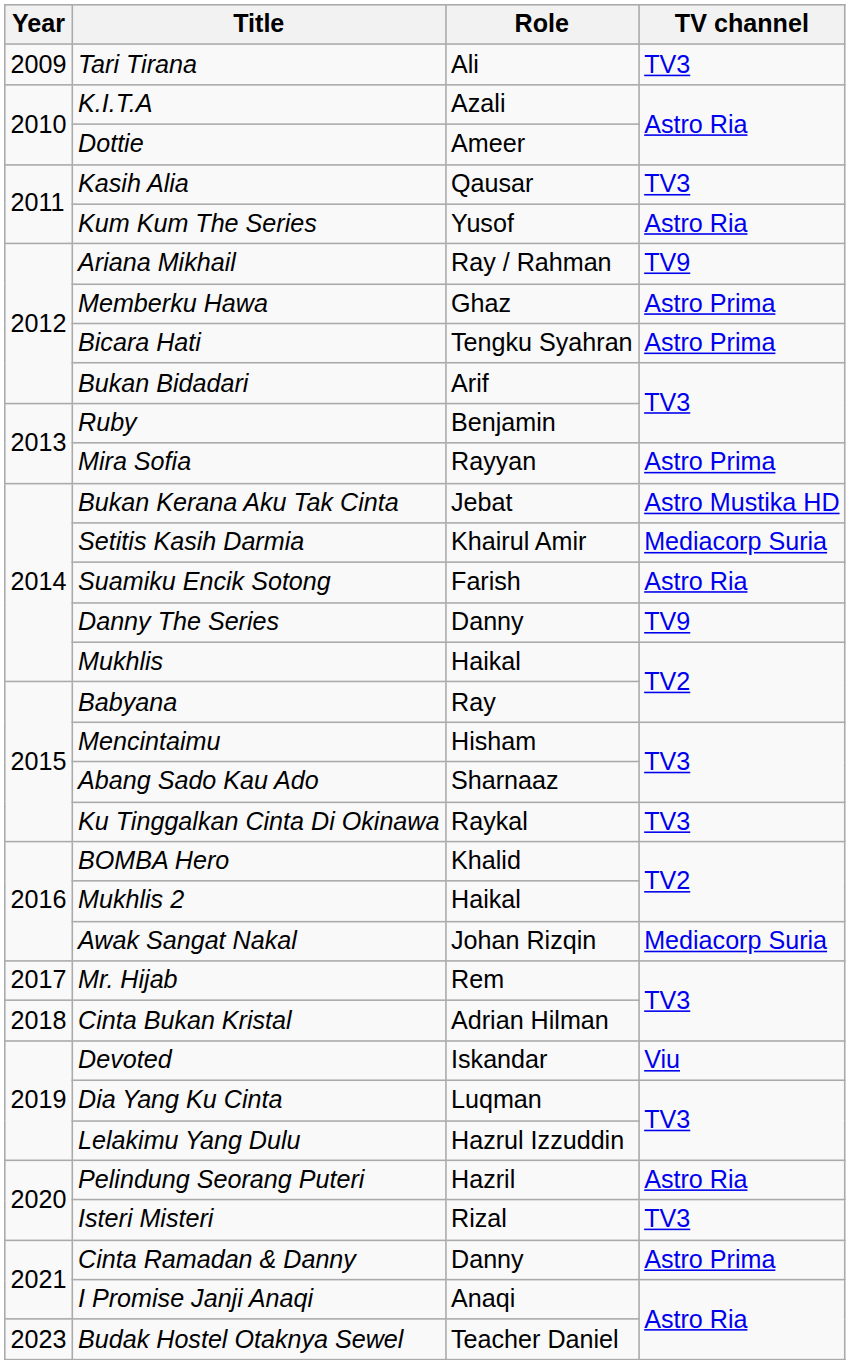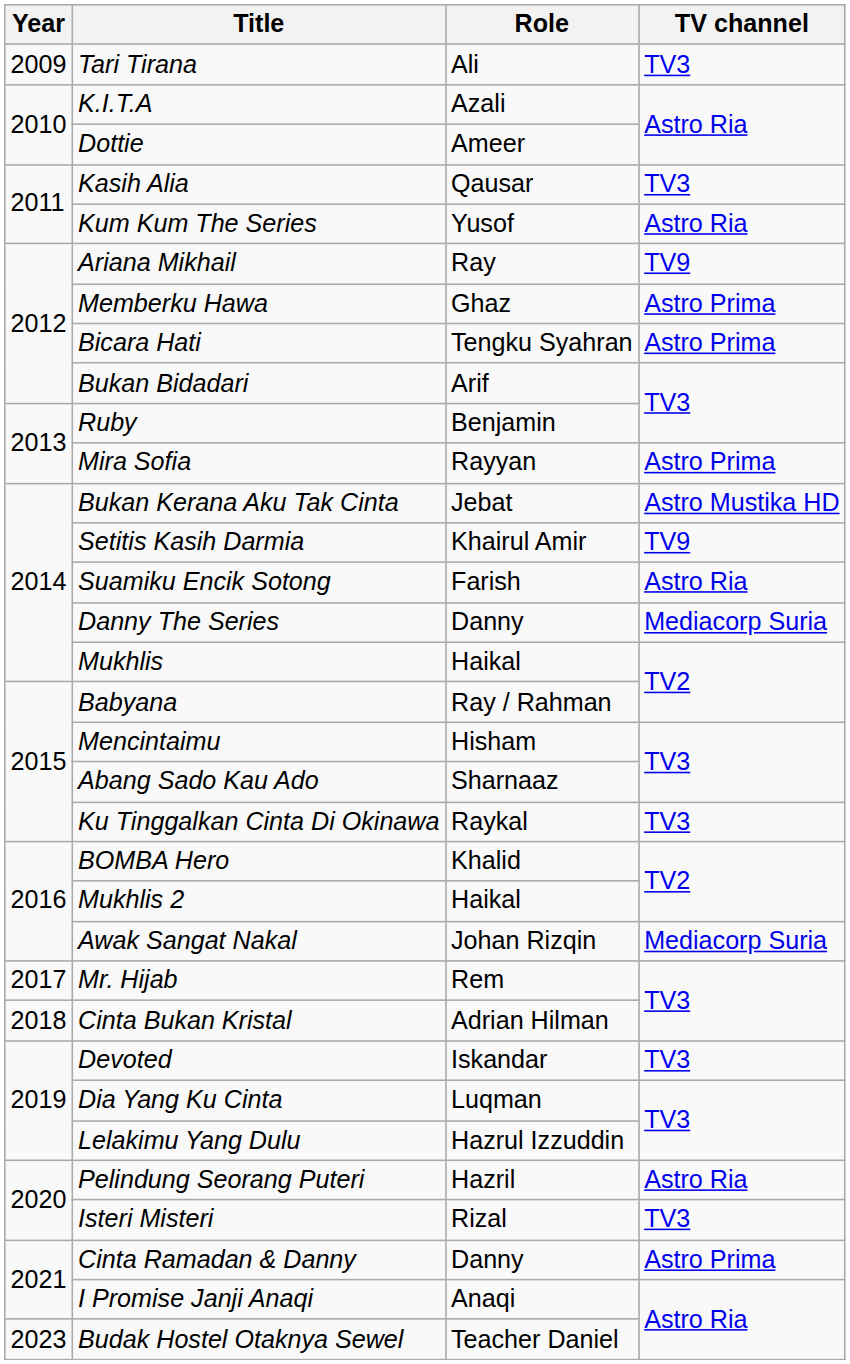(531, 263) Ray / Rahman -> (473, 263) Ray
(736, 542) Mediacorp Suria -> (667, 542) TV9
(667, 622) TV9 -> (736, 622) Mediacorp Suria
(473, 701) Ray -> (531, 701) Ray / Rahman
(662, 1060) Viu -> (667, 1060) TV3
